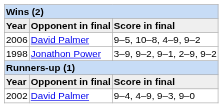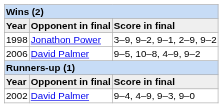rows swapped: (17, 54) <-> (17, 40)
